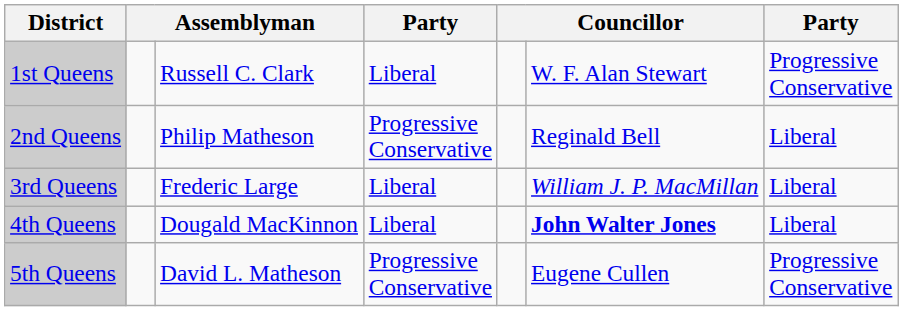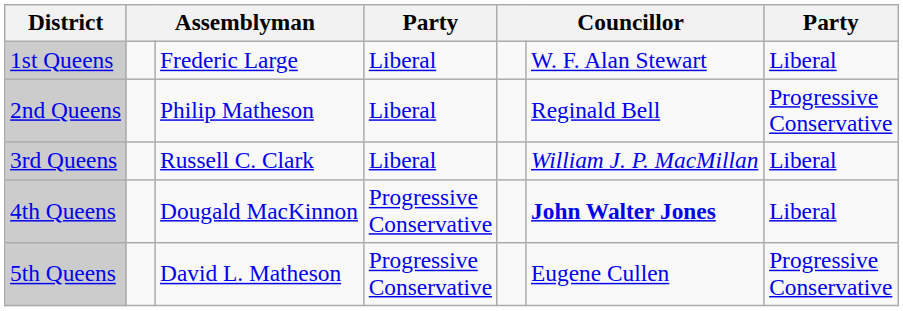(237, 73) Russell C. Clark -> (229, 60) Frederic Large
(831, 73) Progressive Conservative -> (803, 60) Liberal
(430, 136) Progressive Conservative -> (402, 110) Liberal
(803, 136) Liberal -> (831, 110) Progressive Conservative
(229, 186) Frederic Large -> (237, 160) Russell C. Clark
(402, 223) Liberal -> (430, 210) Progressive Conservative
